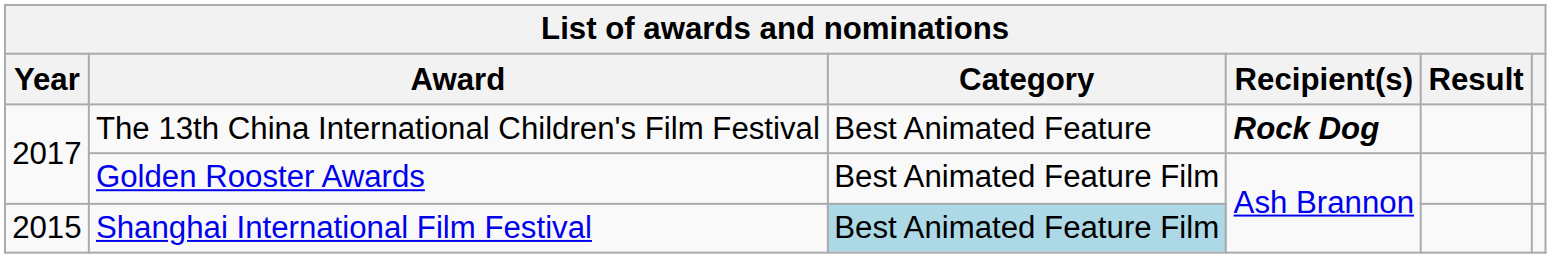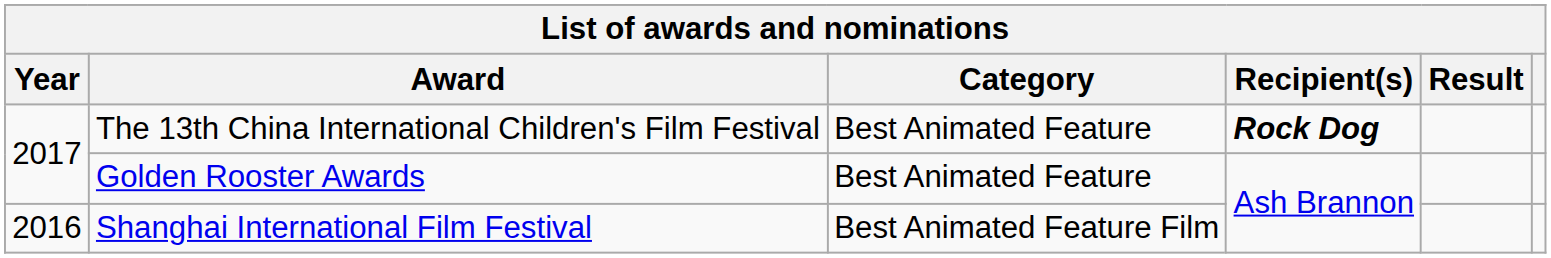(1027, 177) Best Animated Feature Film -> (993, 177) Best Animated Feature
(47, 227) 2015 -> (47, 227) 2016
(1027, 227) lightblue background -> (1027, 227) no background
